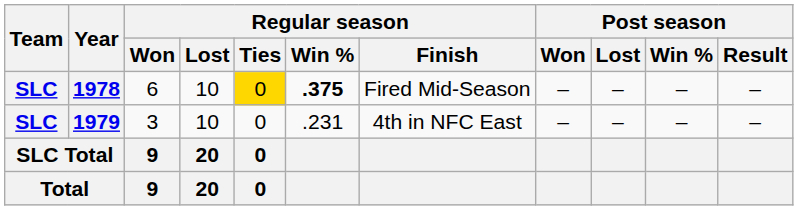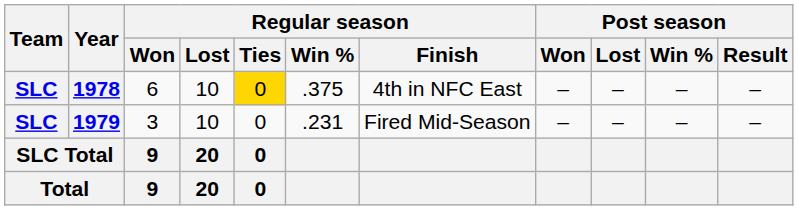(323, 88) bold -> (323, 88) normal
(447, 88) Fired Mid-Season -> (447, 88) 4th in NFC East
(447, 122) 4th in NFC East -> (447, 122) Fired Mid-Season
